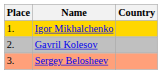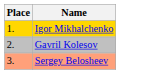- column: (137, 12)
